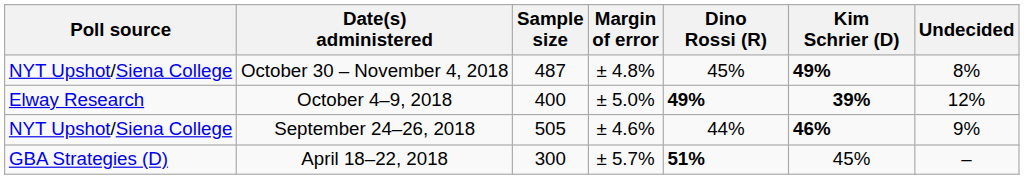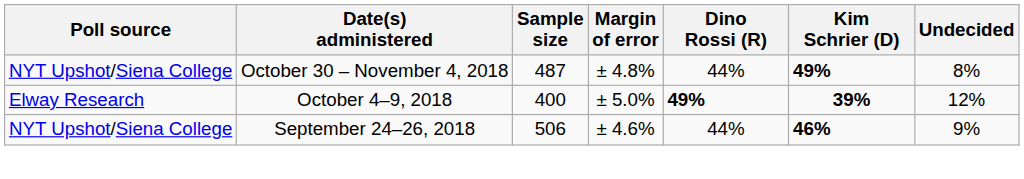(726, 70) 45% -> (726, 70) 44%
(550, 129) 505 -> (550, 129) 506
- row: (375, 159)
